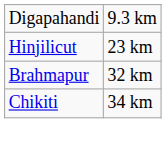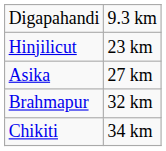+ row: (29, 74)
